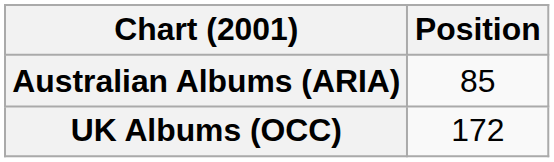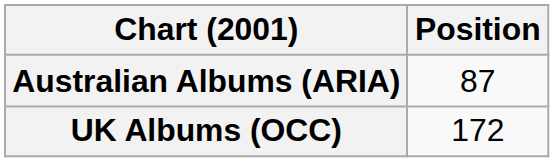(478, 80) 85 -> (478, 80) 87
